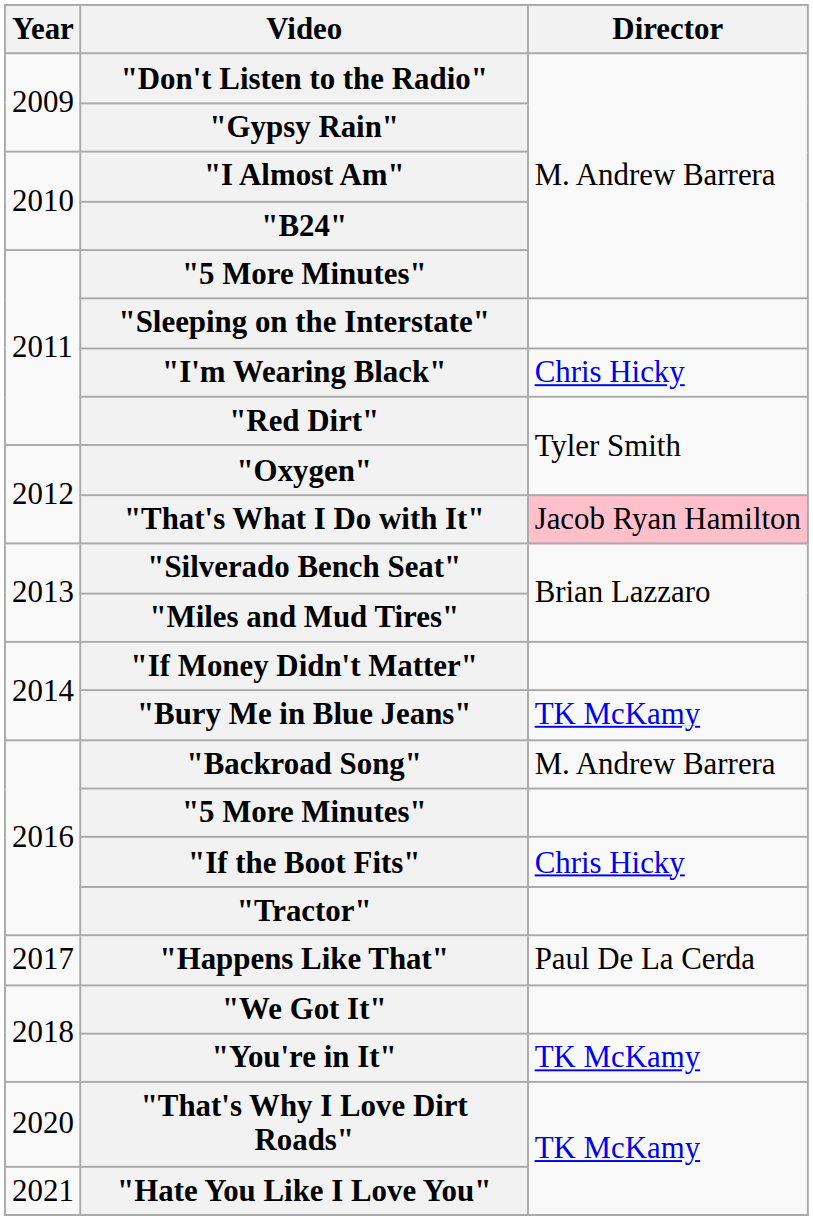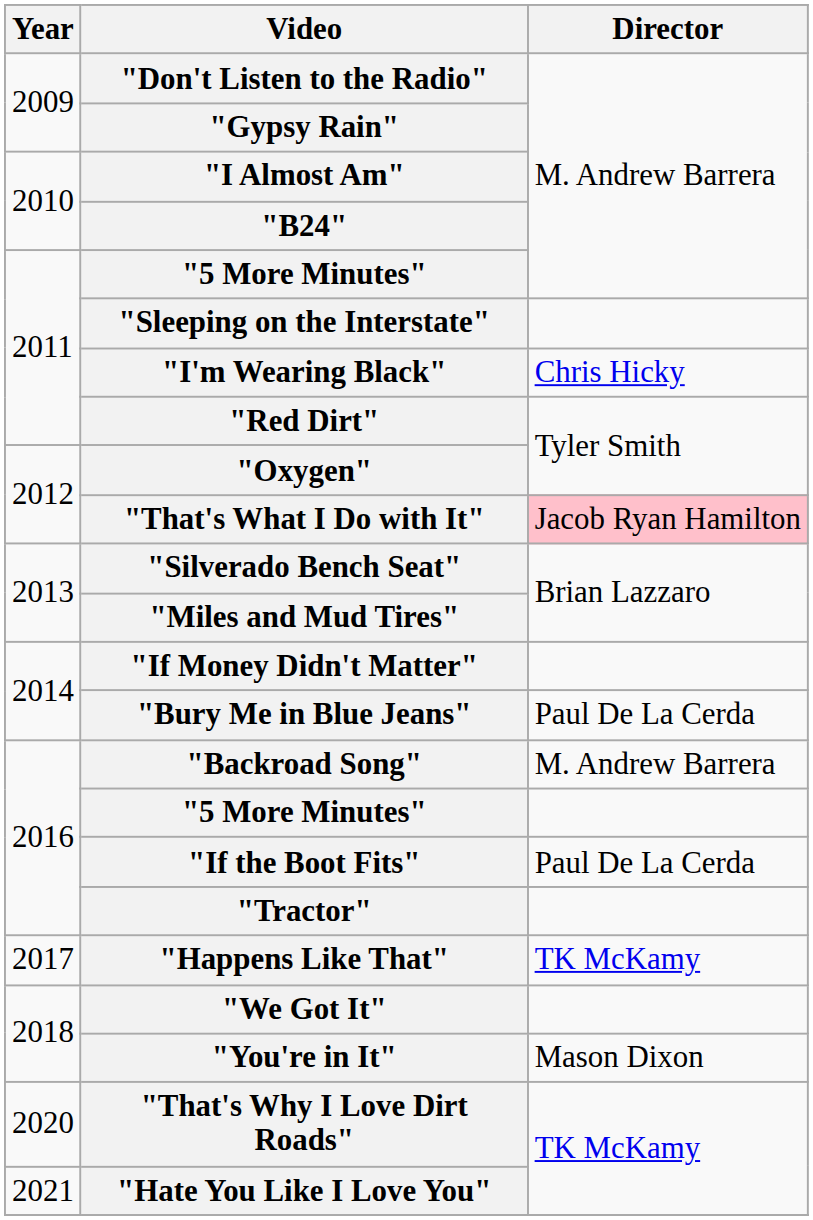(617, 714) TK McKamy -> (645, 714) Paul De La Cerda
(610, 861) Chris Hicky -> (645, 861) Paul De La Cerda
(645, 959) Paul De La Cerda -> (617, 959) TK McKamy
(617, 1057) TK McKamy -> (619, 1057) Mason Dixon
